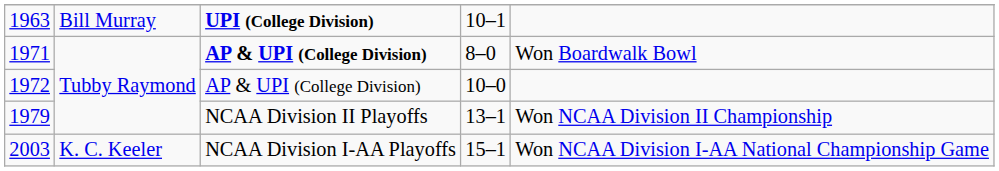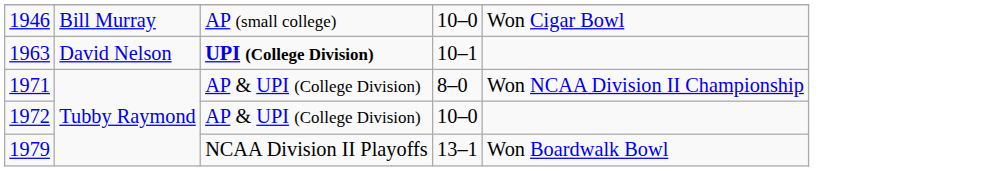+ row: (30, 20)
(108, 20) Bill Murray -> (115, 52) David Nelson
(316, 52) bold -> (313, 85) normal
(606, 52) Won Boardwalk Bowl -> (645, 85) Won NCAA Division II Championship
(674, 117) Won NCAA Division II Championship -> (578, 149) Won Boardwalk Bowl
- row: (30, 149)
